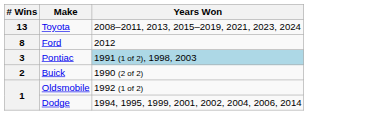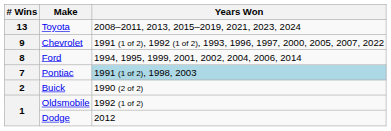+ row: (62, 42)
(105, 42) 2012 -> (198, 58) 1994, 1995, 1999, 2001, 2002, 2004, 2006, 2014
(22, 58) 3 -> (22, 73) 7
(198, 103) 1994, 1995, 1999, 2001, 2002, 2004, 2006, 2014 -> (105, 118) 2012
